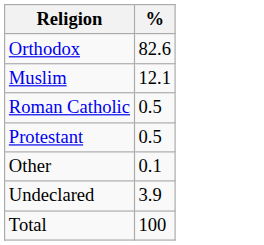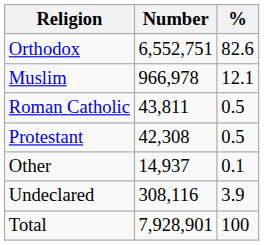+ column: (176, 19)
